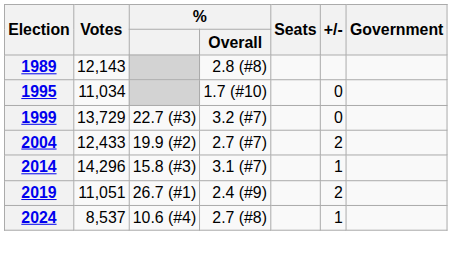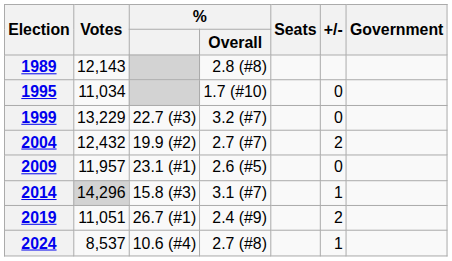(101, 117) 13,729 -> (101, 117) 13,229
(101, 142) 12,433 -> (101, 142) 12,432
+ row: (39, 167)
(101, 167) no background -> (101, 192) lightgrey background
